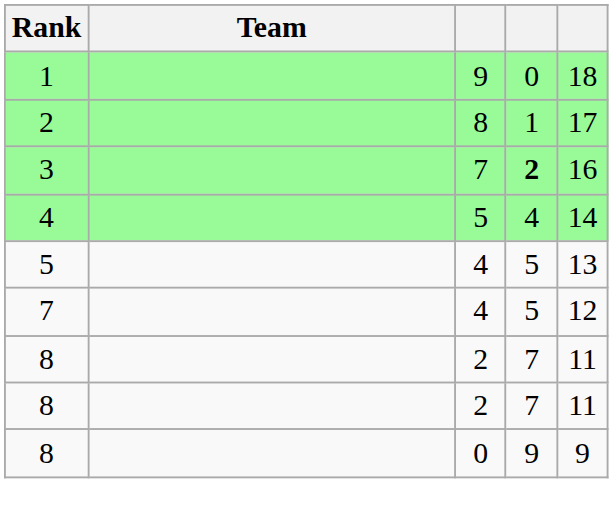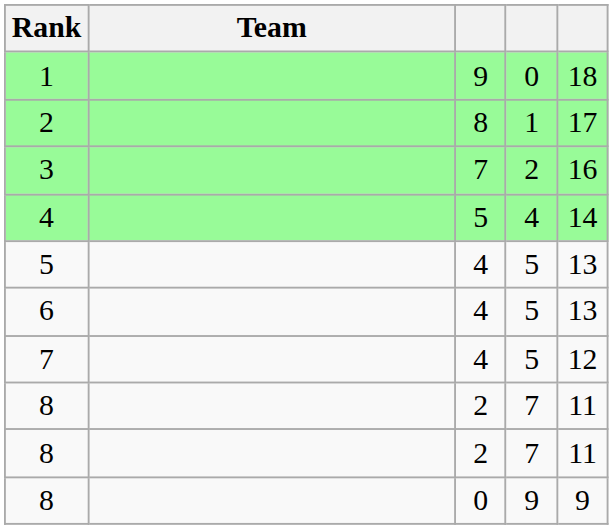(532, 169) bold -> (532, 169) normal
+ row: (47, 311)
